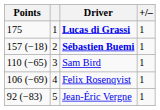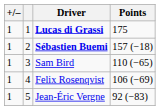columns swapped: (146, 12) <-> (27, 12)
